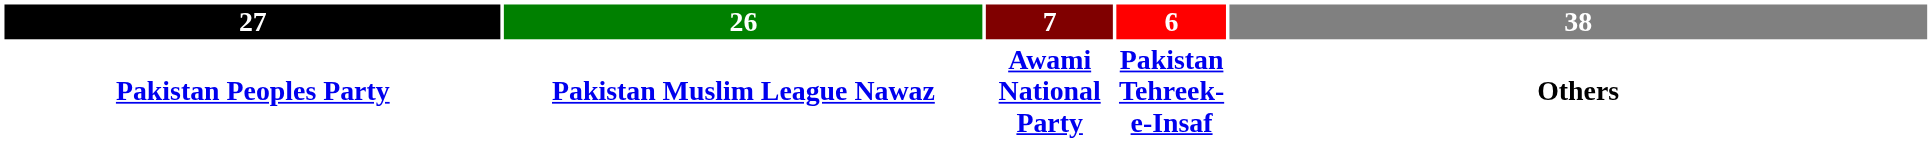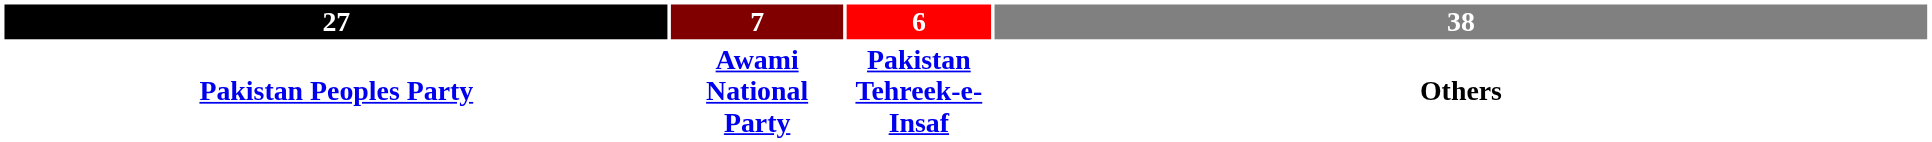- column: (743, 21)
